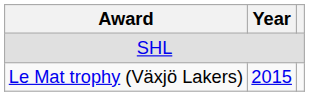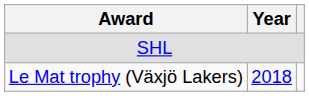(272, 76) 2015 -> (272, 76) 2018
